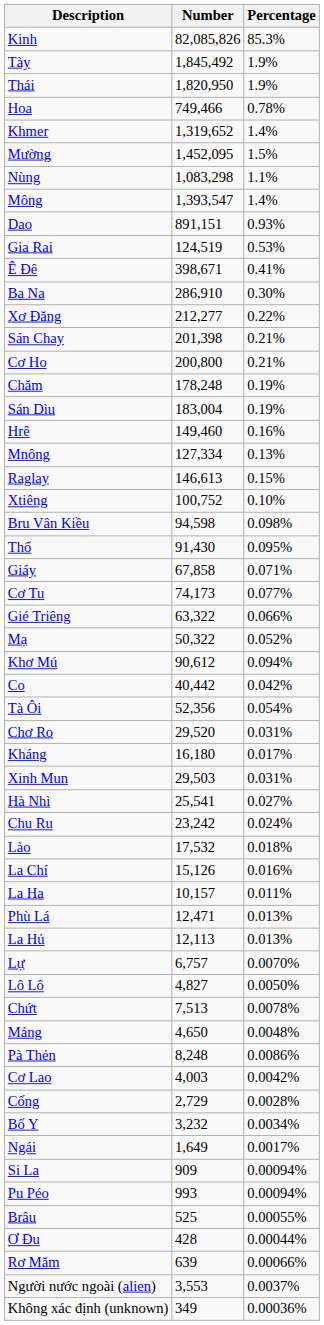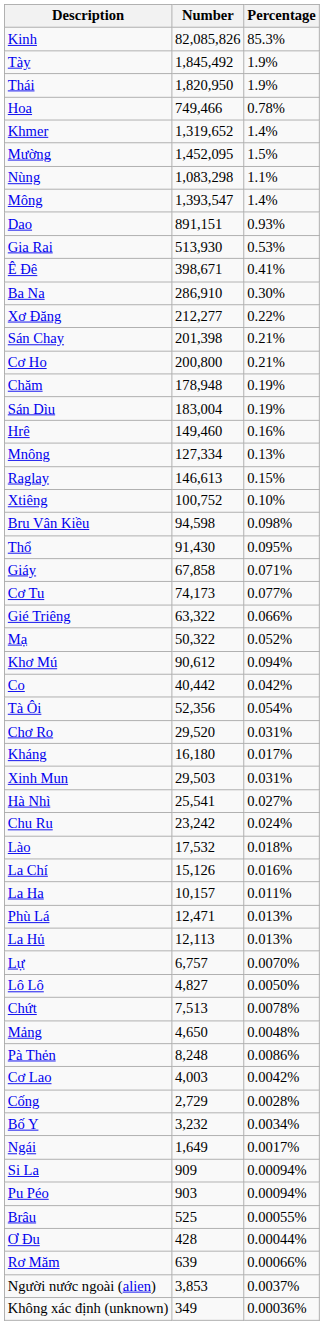(199, 246) 124,519 -> (199, 246) 513,930
(199, 385) 178,248 -> (199, 385) 178,948
(186, 1193) 993 -> (186, 1193) 903
(191, 1286) 3,553 -> (191, 1286) 3,853
